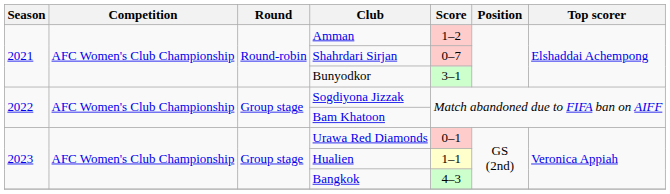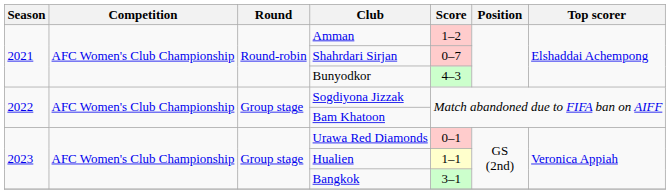(451, 76) 3–1 -> (451, 76) 4–3
(451, 179) 4–3 -> (451, 179) 3–1
